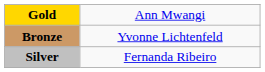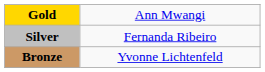rows swapped: (42, 57) <-> (42, 36)
